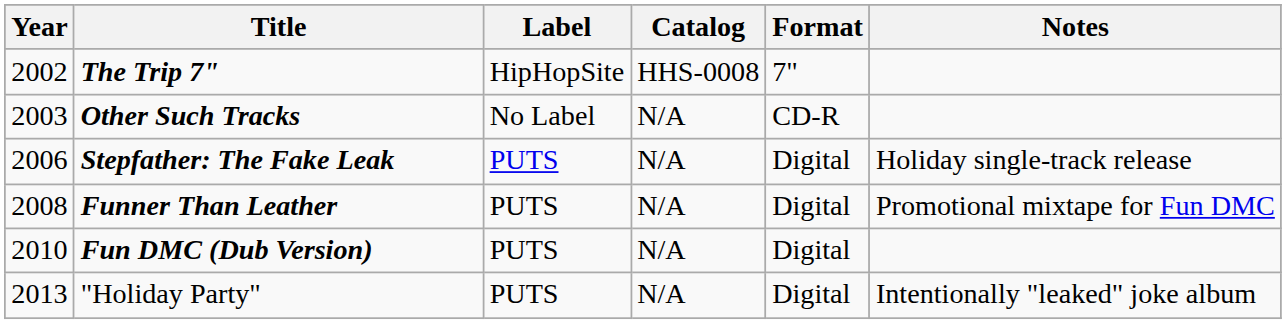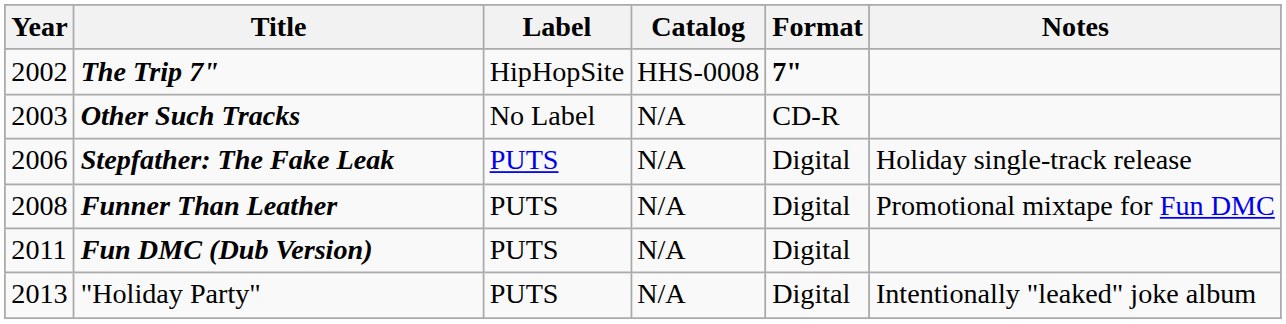(785, 71) normal -> (787, 71) bold
(40, 250) 2010 -> (39, 250) 2011
